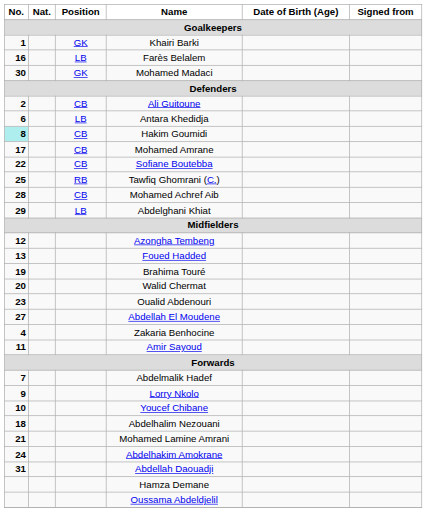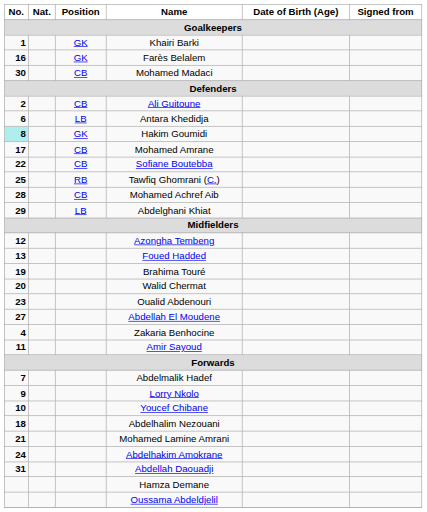(81, 58) LB -> (81, 58) GK
(81, 73) GK -> (81, 73) CB
(81, 134) CB -> (81, 134) GK
